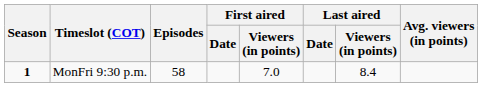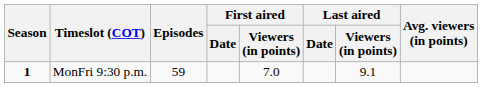(178, 72) 58 -> (178, 72) 59
(368, 72) 8.4 -> (368, 72) 9.1
